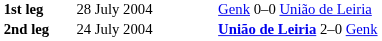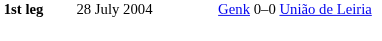- row: (26, 29)
